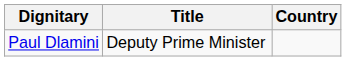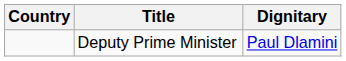columns swapped: (306, 17) <-> (54, 17)
